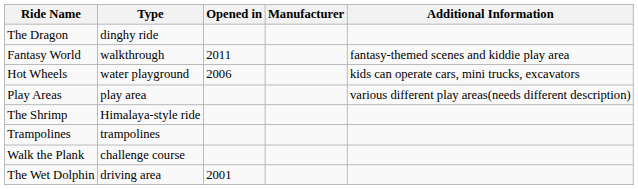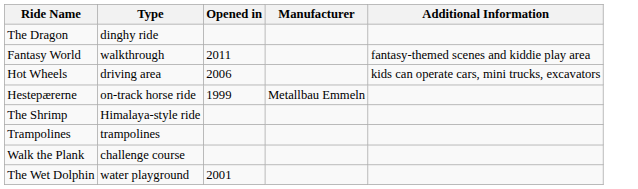(145, 74) water playground -> (131, 74) driving area
+ row: (42, 94)
- row: (35, 94)
(131, 174) driving area -> (145, 174) water playground
